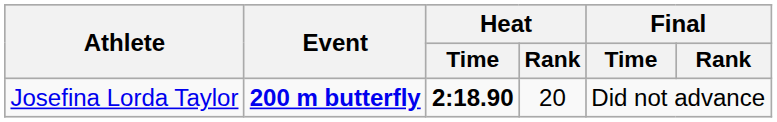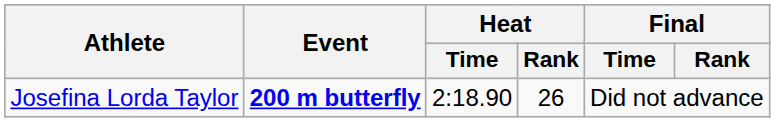(473, 98) bold -> (472, 98) normal
(552, 98) 20 -> (551, 98) 26
